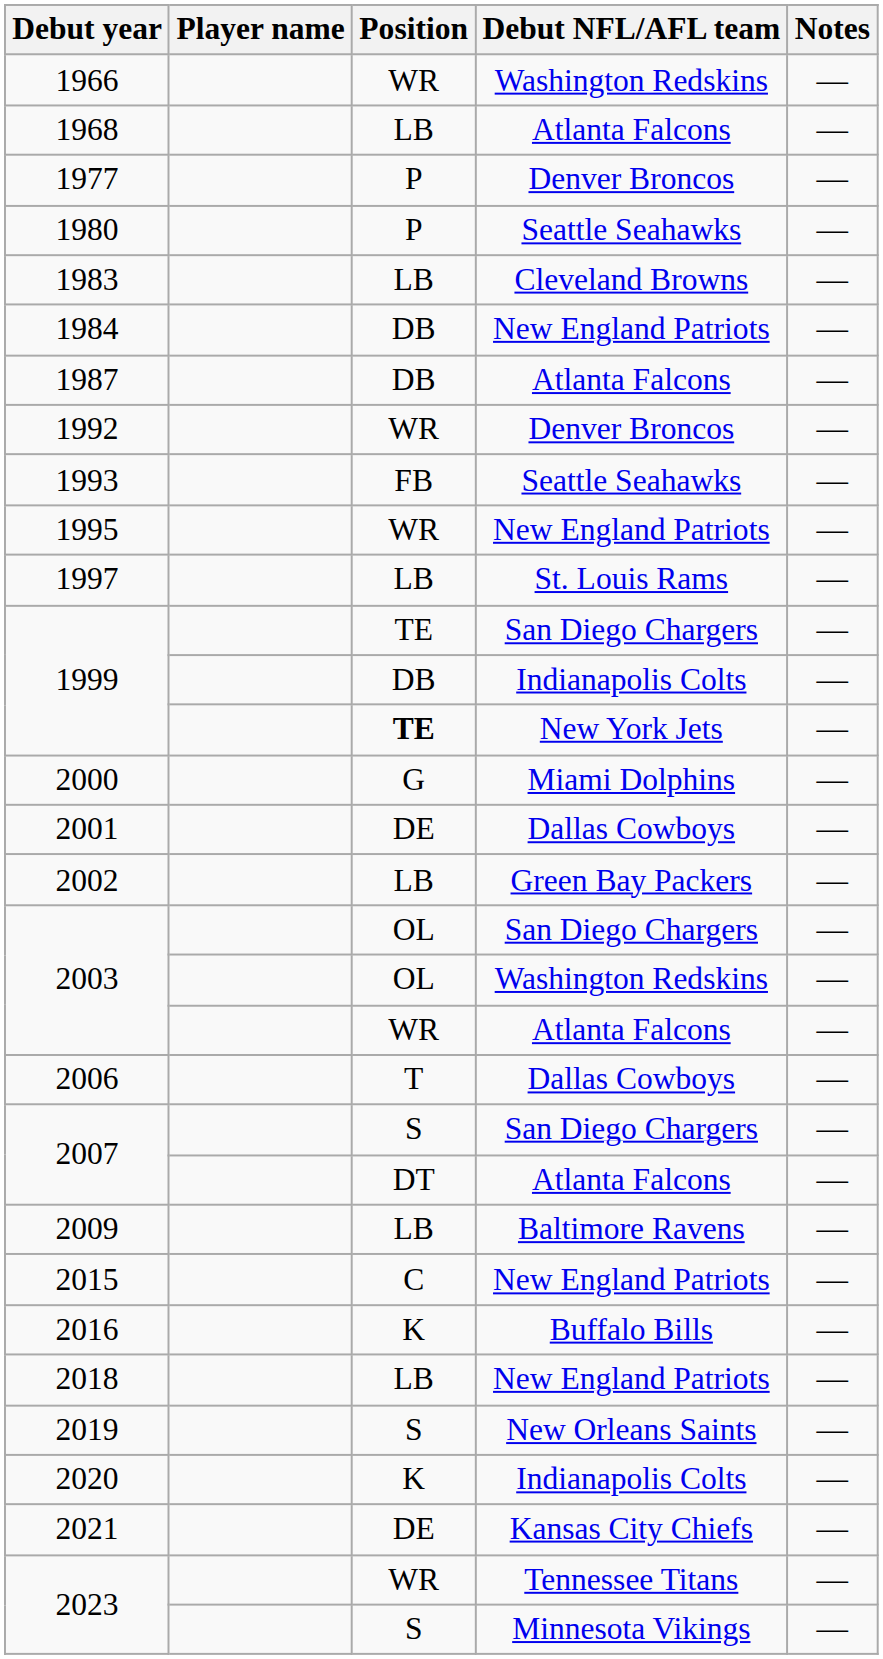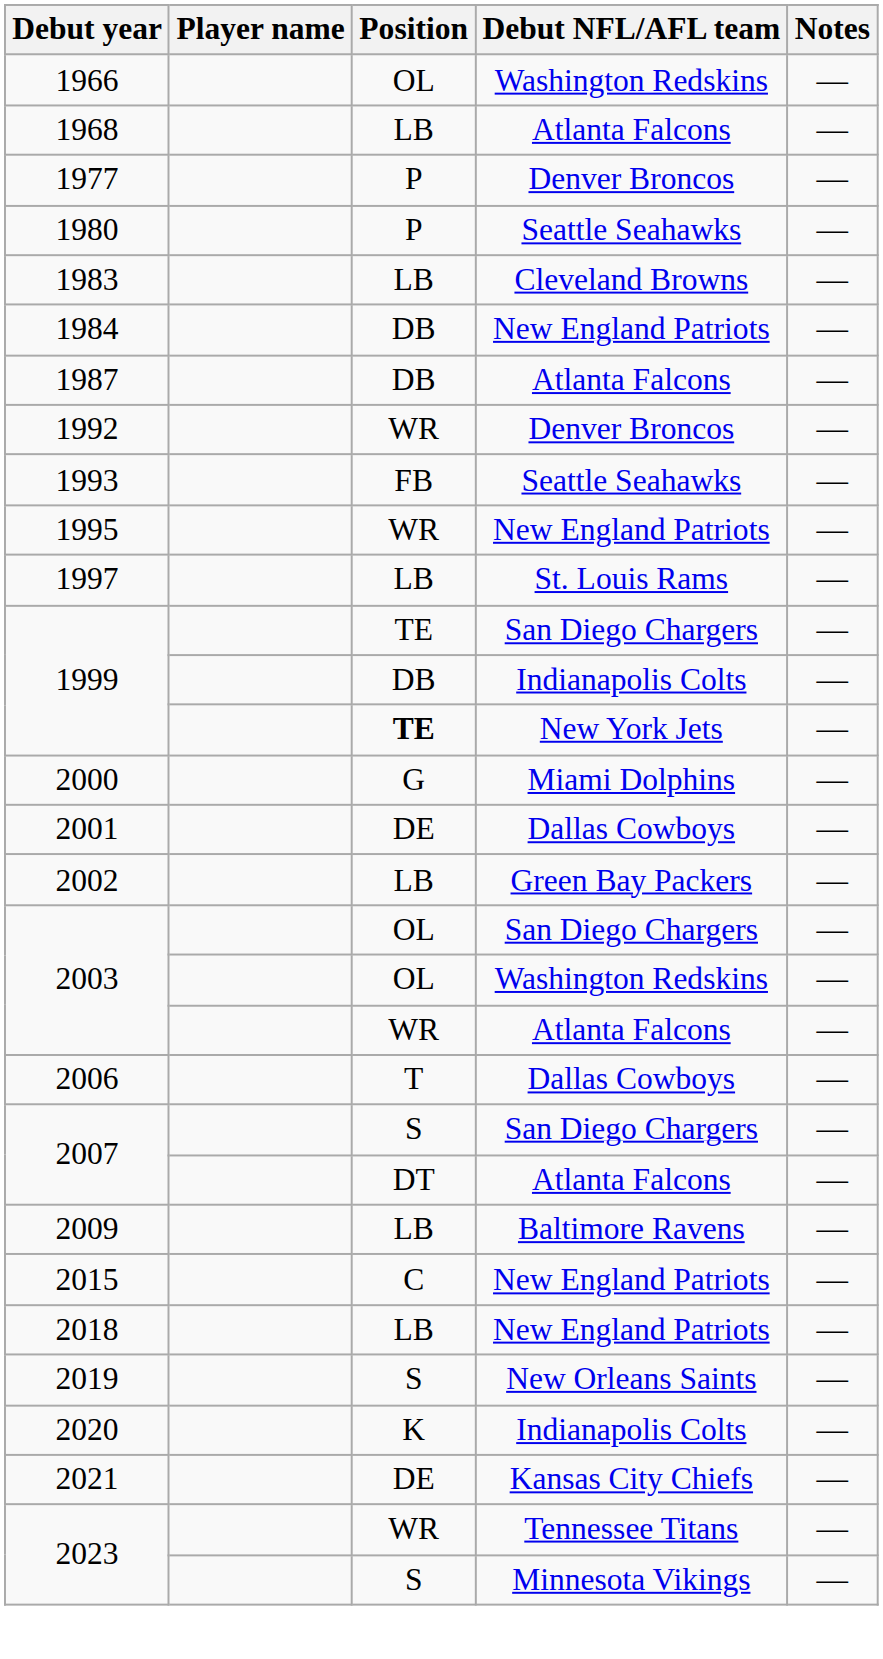(414, 79) WR -> (414, 79) OL
- row: (87, 1329)
